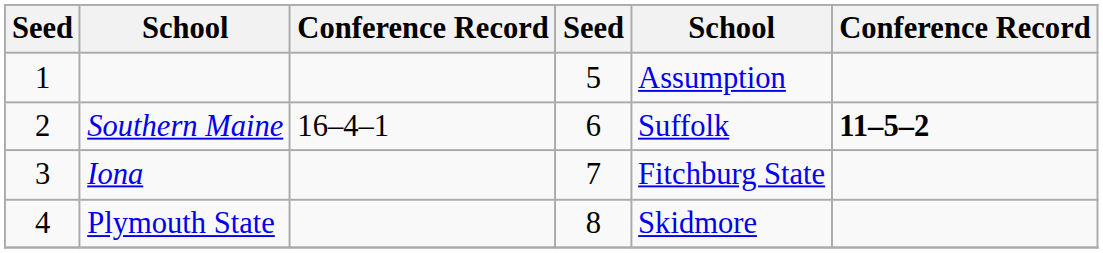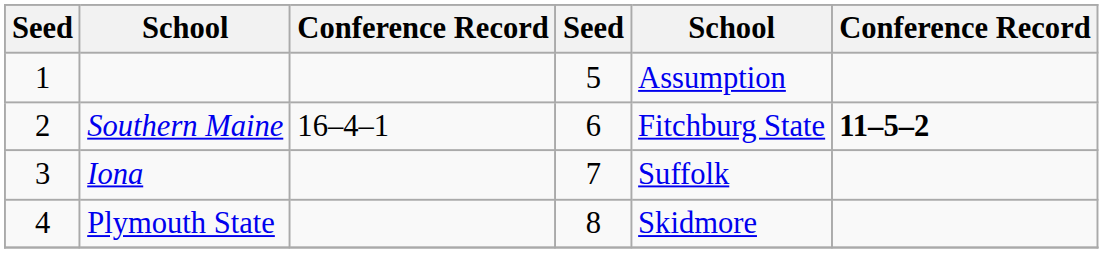(684, 125) Suffolk -> (732, 125) Fitchburg State
(732, 174) Fitchburg State -> (684, 174) Suffolk
